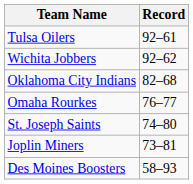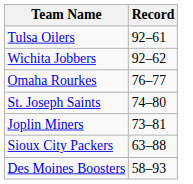- row: (72, 80)
+ row: (60, 146)
